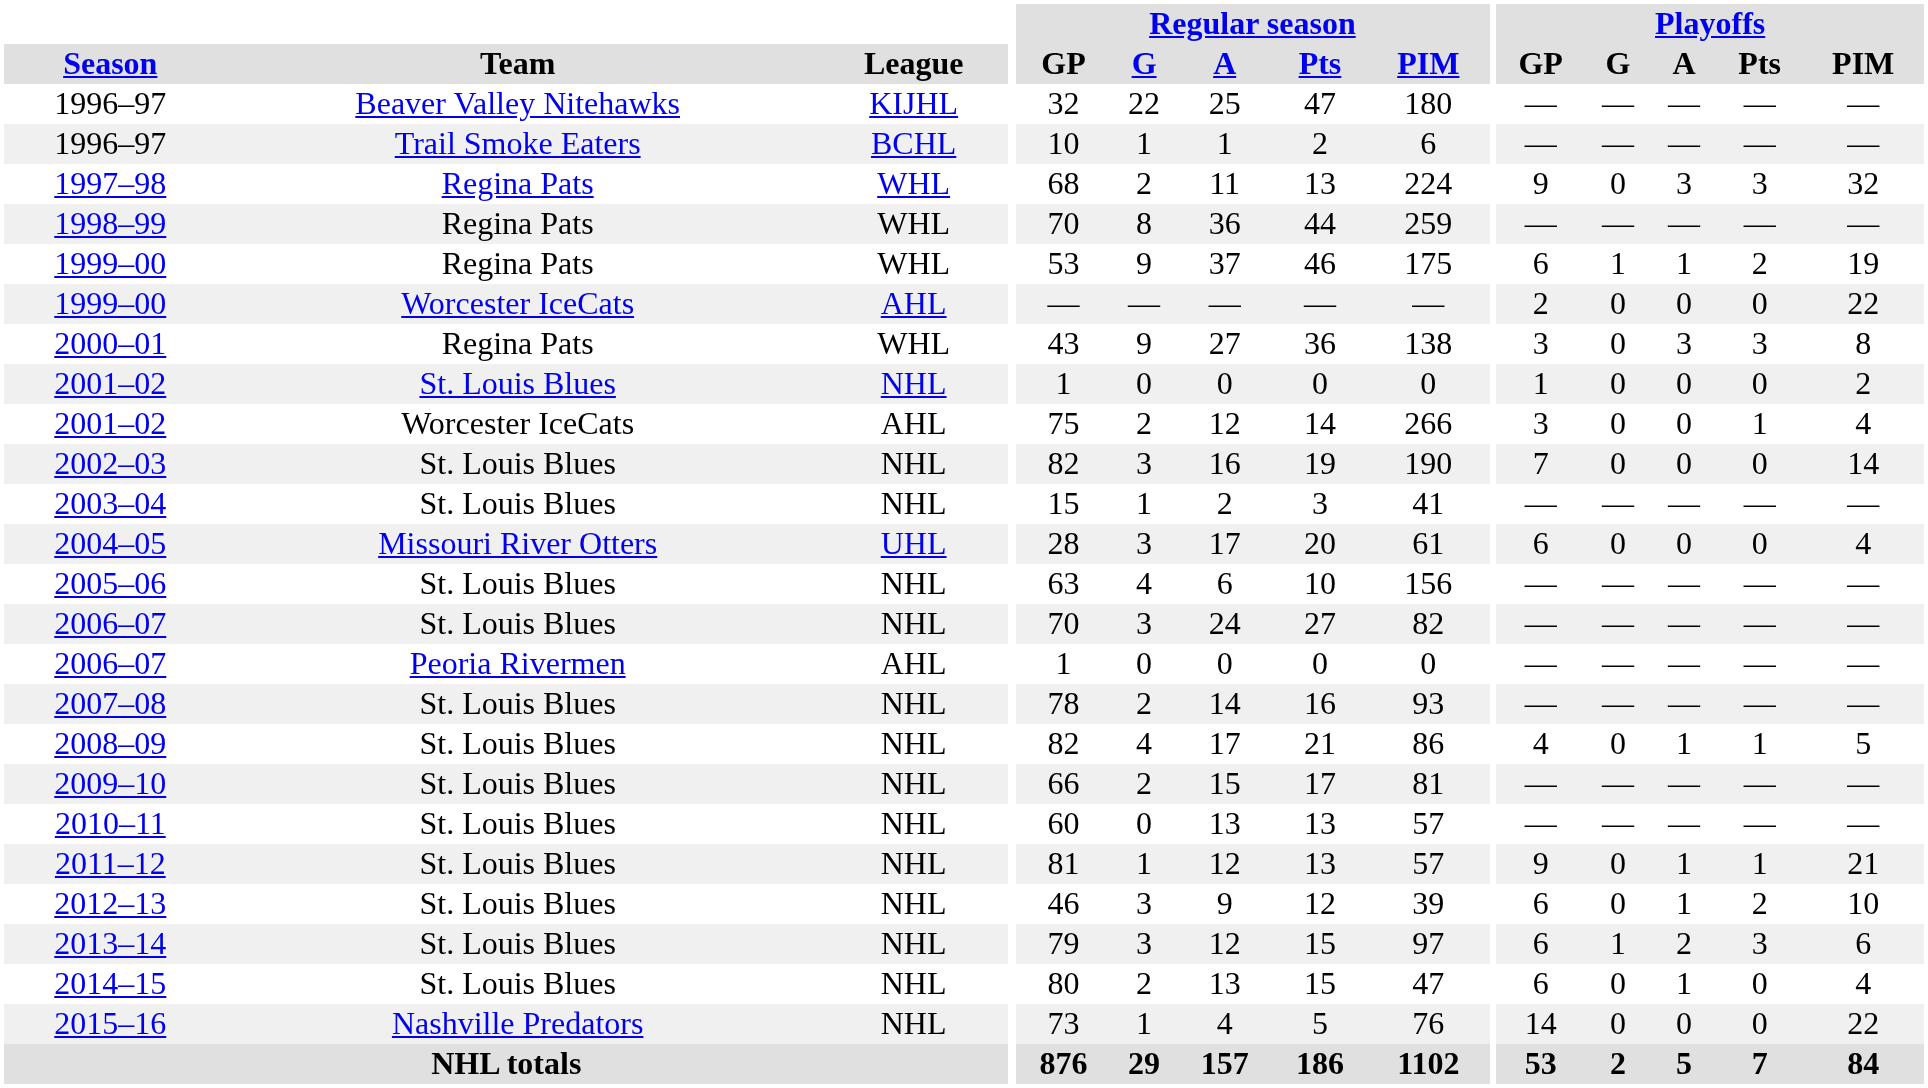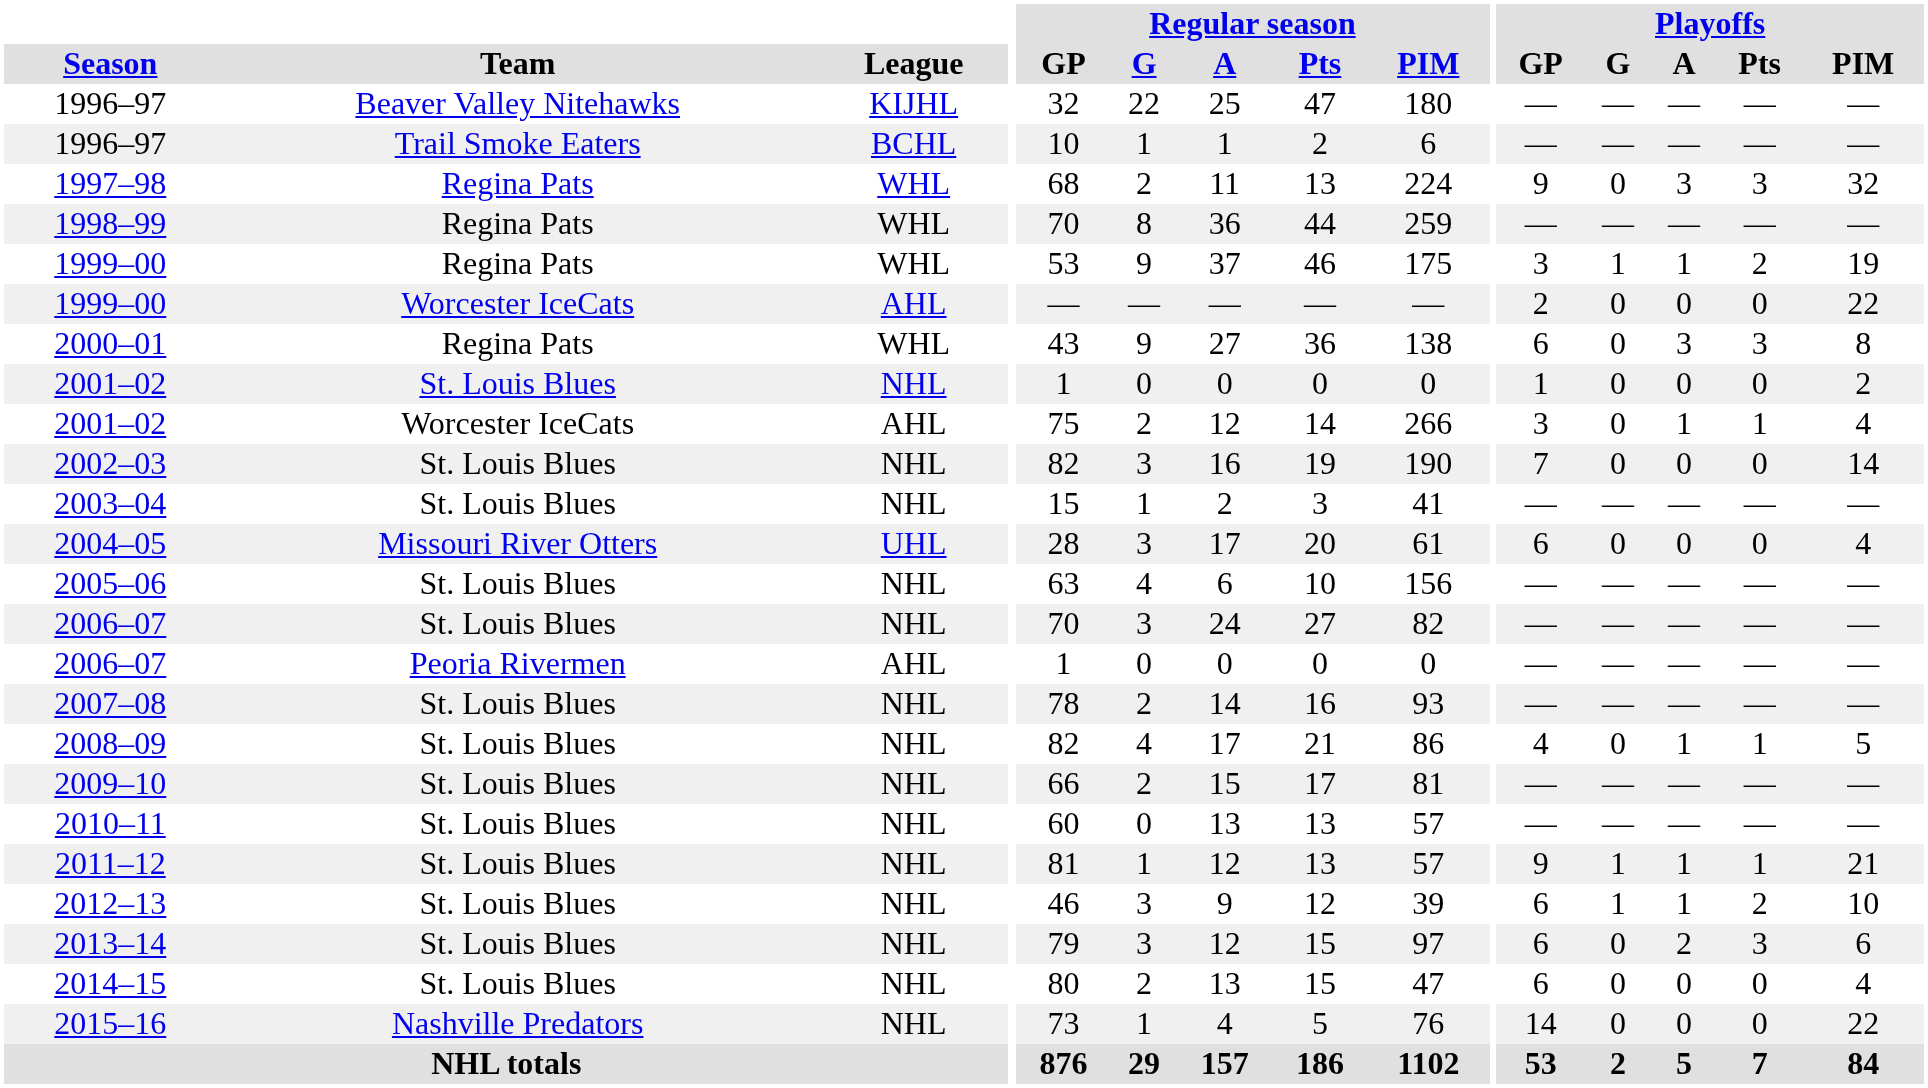(1541, 263) 6 -> (1541, 263) 3
(1541, 343) 3 -> (1541, 343) 6
(1684, 423) 0 -> (1684, 423) 1
(1618, 863) 0 -> (1618, 863) 1
(1618, 903) 0 -> (1618, 903) 1
(1618, 943) 1 -> (1618, 943) 0
(1684, 983) 1 -> (1684, 983) 0
